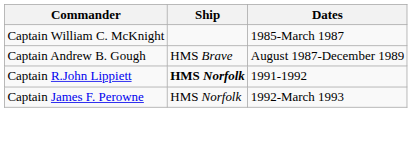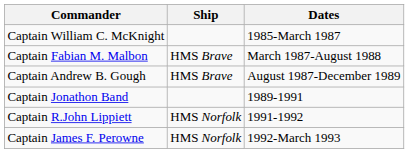+ row: (78, 55)
+ row: (68, 96)
(208, 76) bold -> (206, 117) normal
